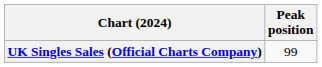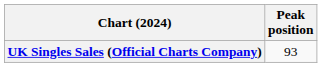(291, 51) 99 -> (291, 51) 93
